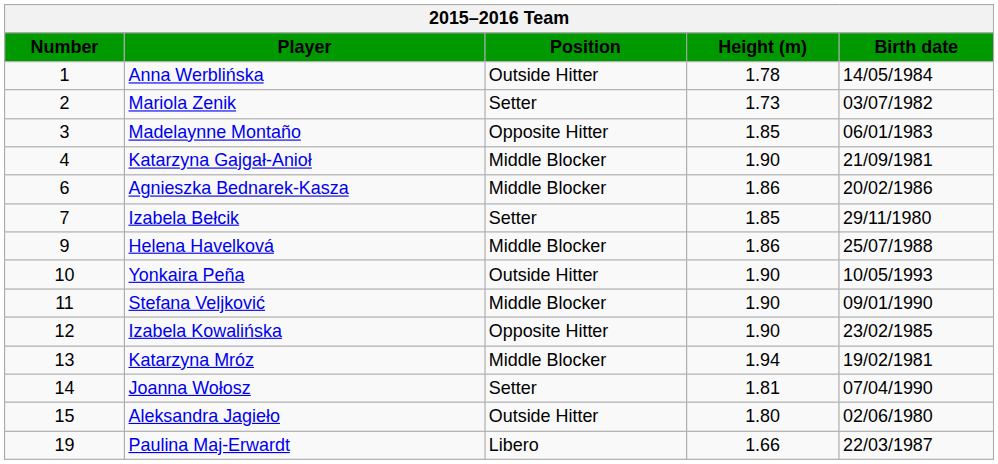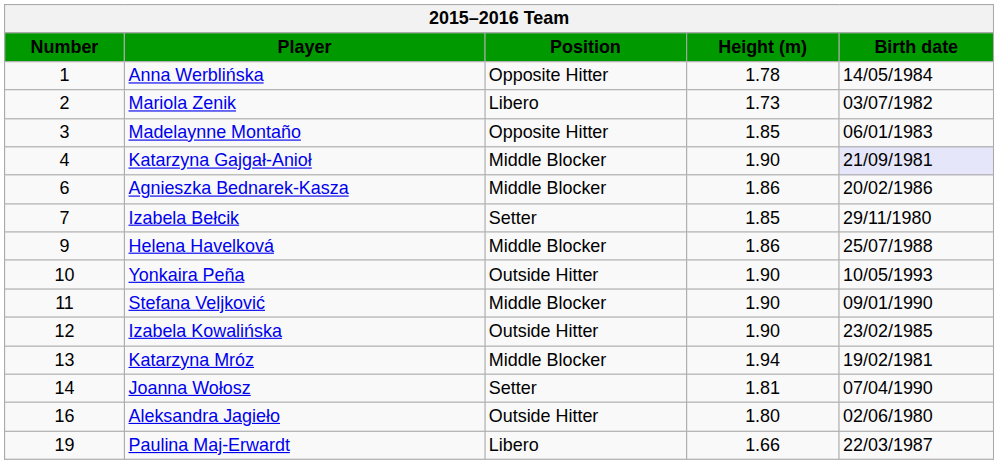(544, 75) Outside Hitter -> (549, 75) Opposite Hitter
(513, 103) Setter -> (514, 103) Libero
(888, 160) no background -> (888, 160) lavender background
(549, 331) Opposite Hitter -> (544, 331) Outside Hitter
(64, 416) 15 -> (64, 416) 16
